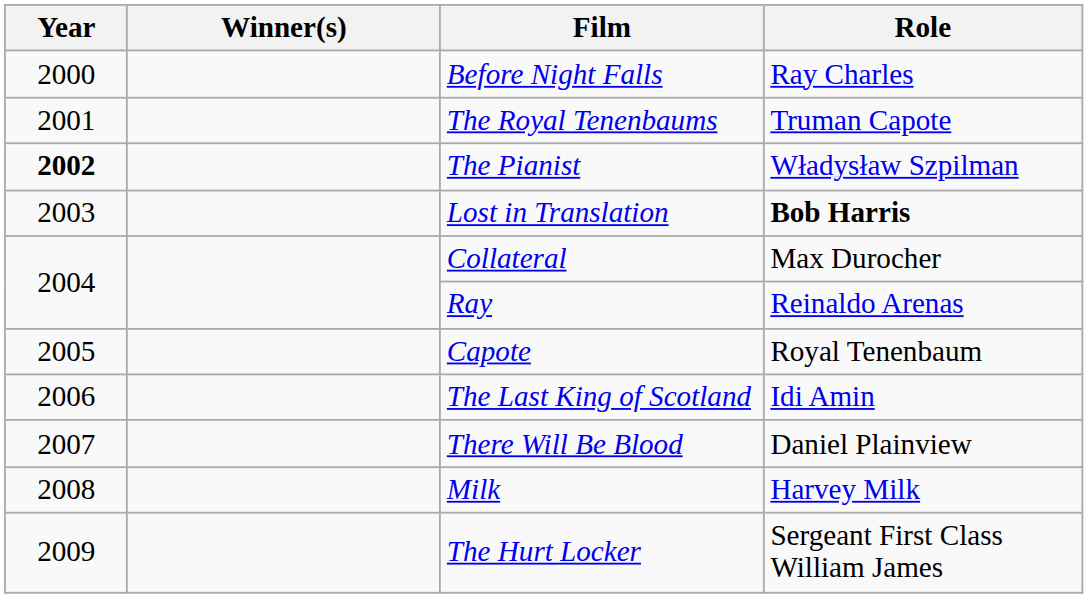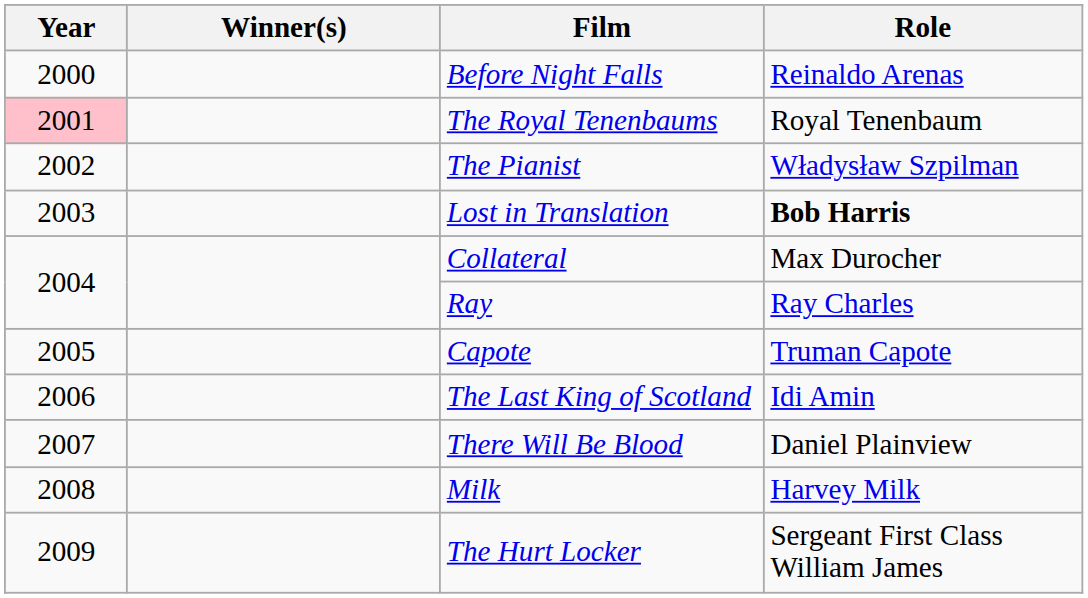(842, 73) Ray Charles -> (867, 73) Reinaldo Arenas
(66, 119) no background -> (66, 119) pink background
(861, 119) Truman Capote -> (876, 119) Royal Tenenbaum
(66, 166) bold -> (66, 166) normal
(867, 304) Reinaldo Arenas -> (842, 304) Ray Charles
(876, 350) Royal Tenenbaum -> (861, 350) Truman Capote
